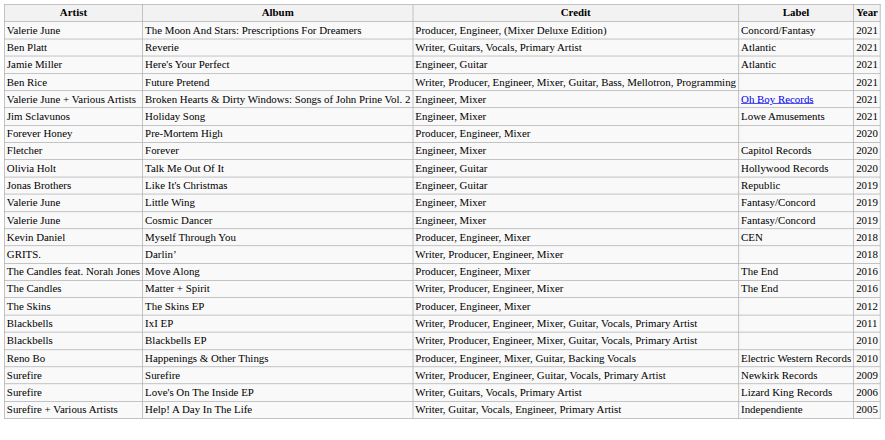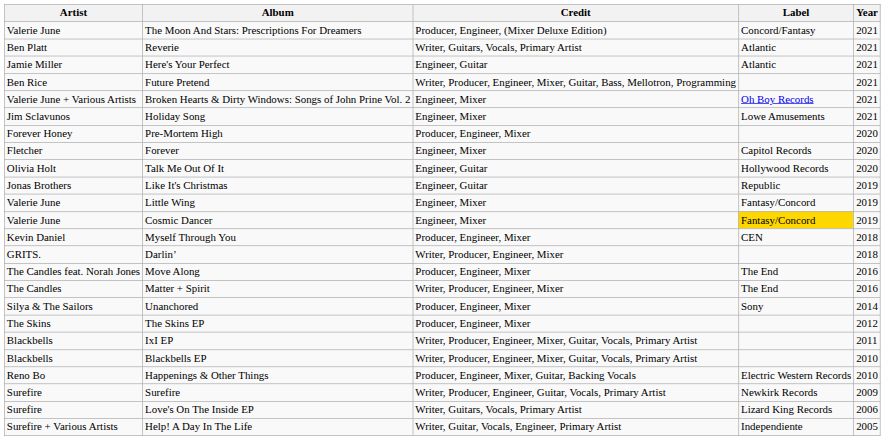(778, 220) no background -> (778, 220) gold background
+ row: (172, 306)
